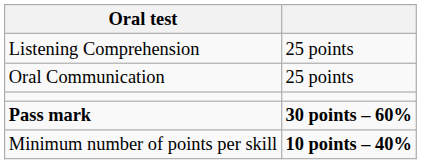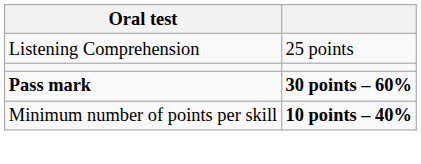- row: (87, 77)
